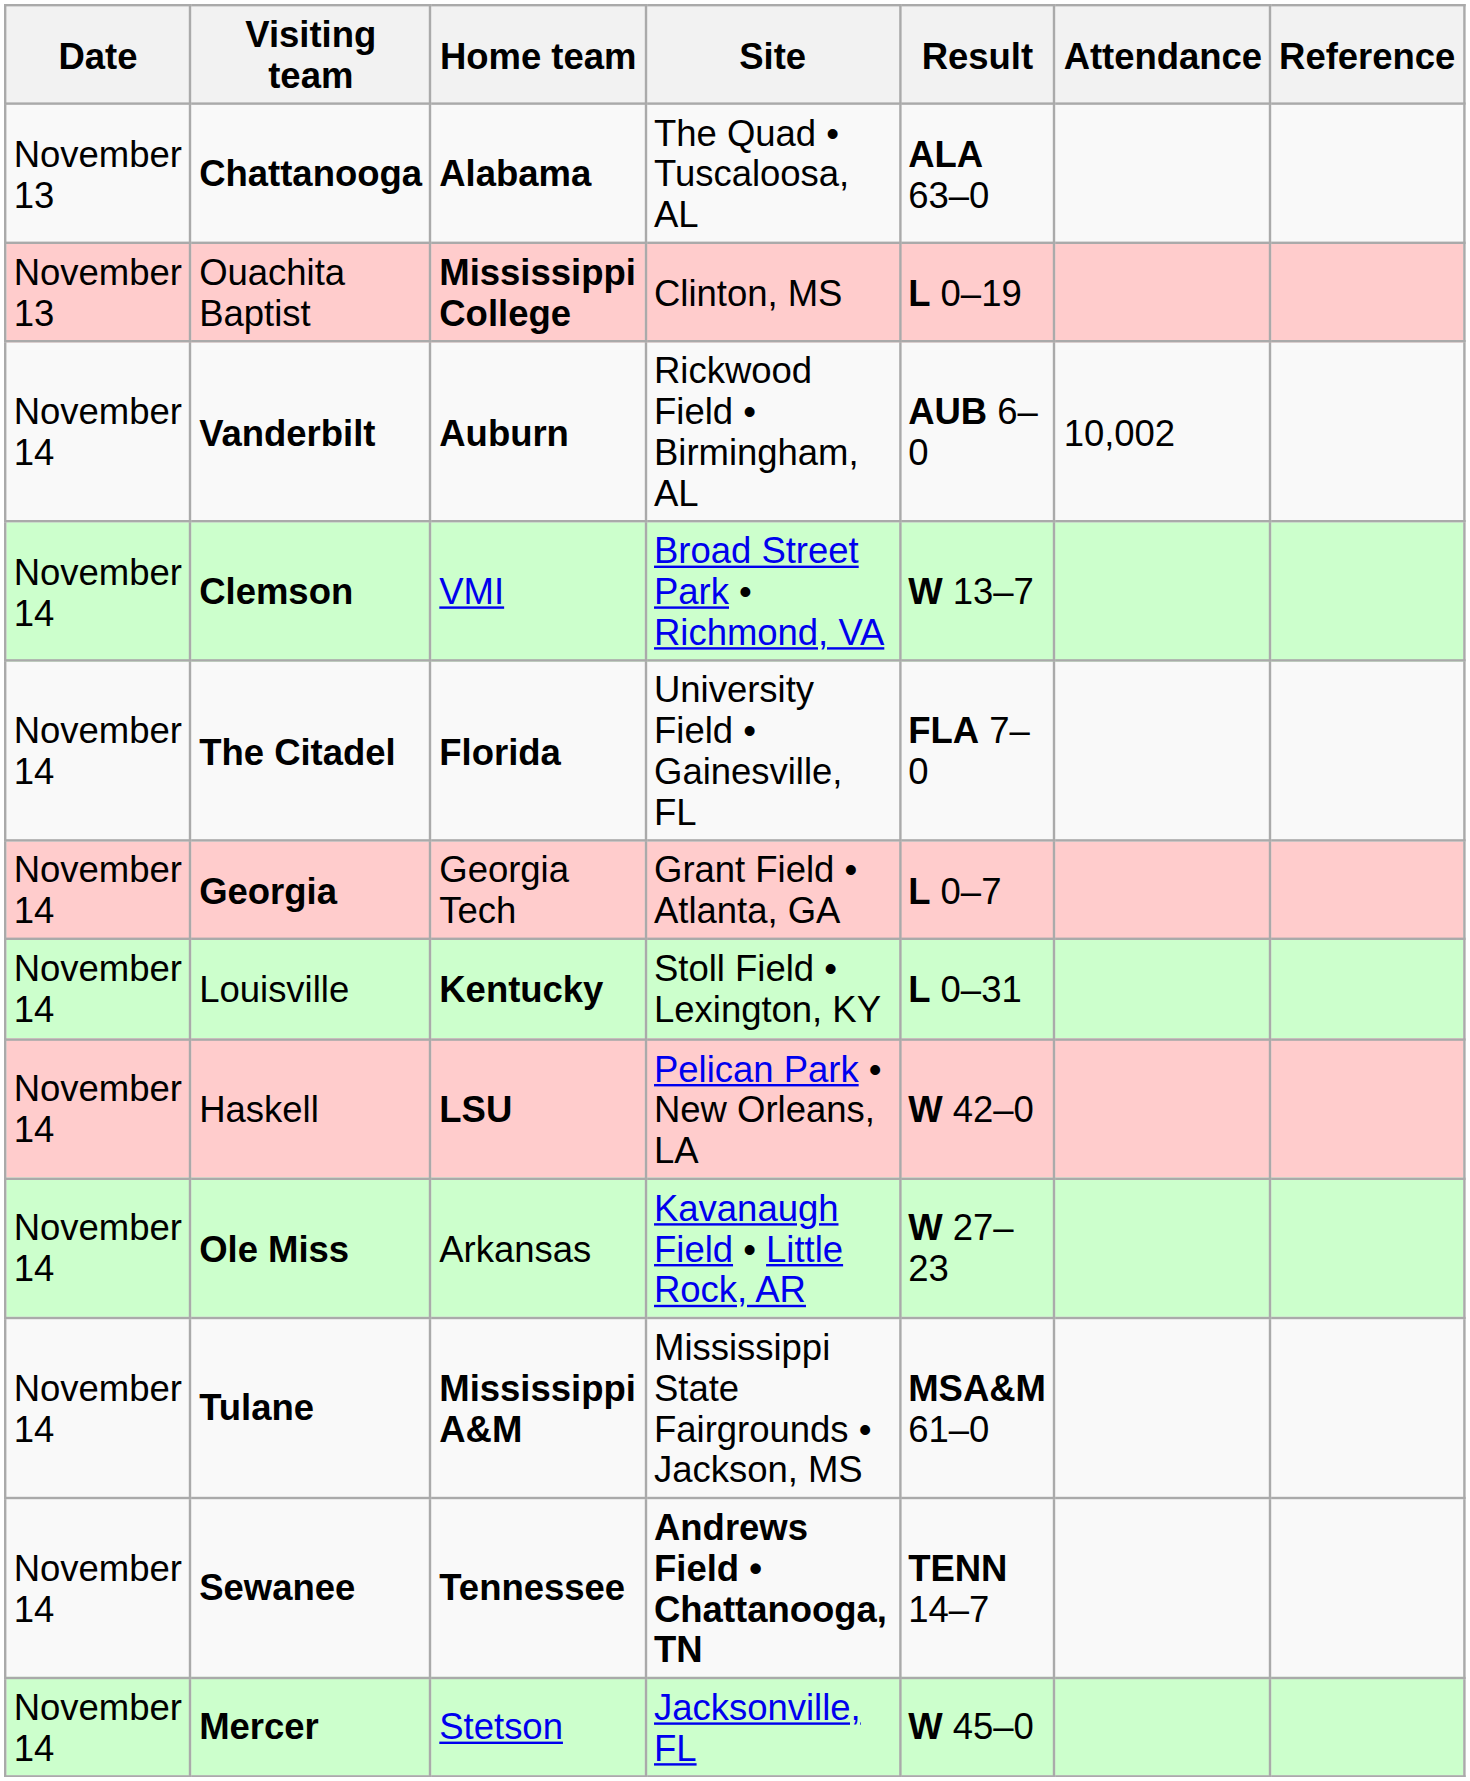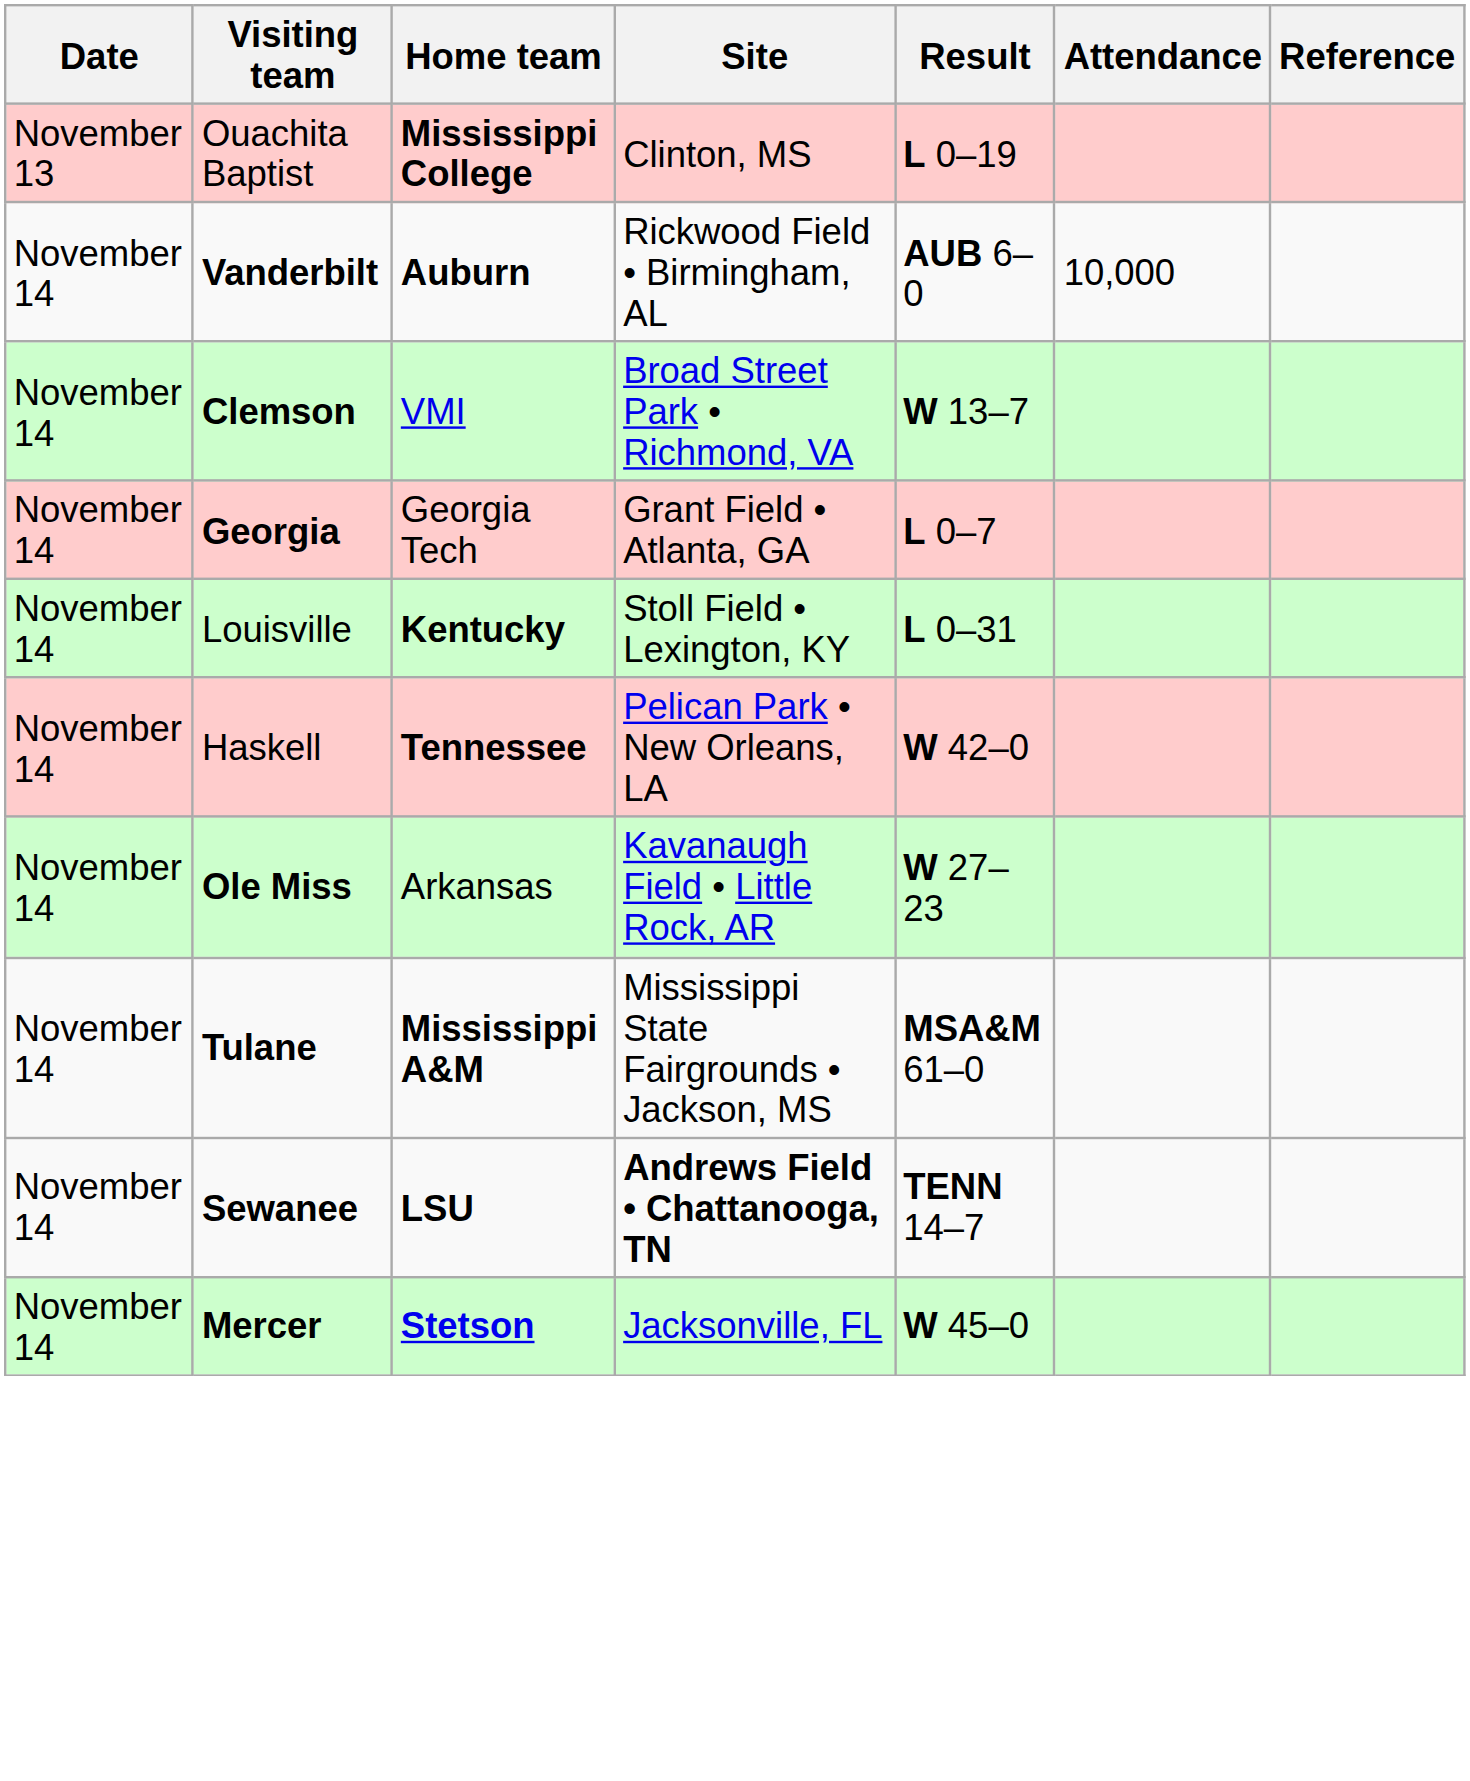- row: (311, 174)
(1119, 432) 10,002 -> (1119, 272) 10,000
- row: (297, 751)
(476, 1108) LSU -> (494, 748) Tennessee
(532, 1588) Tennessee -> (437, 1207) LSU
(501, 1727) normal -> (468, 1326) bold
